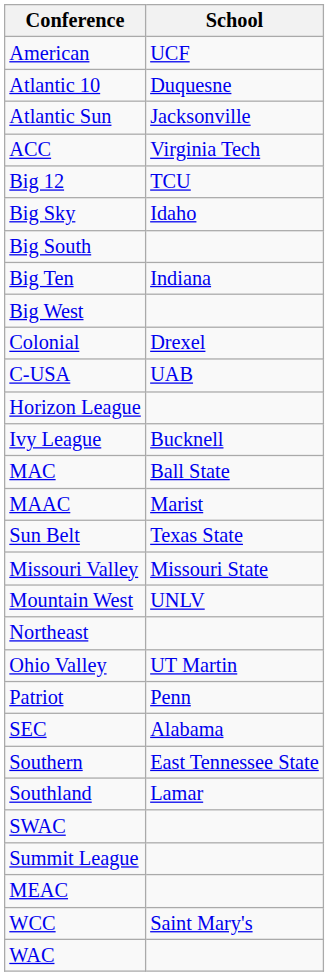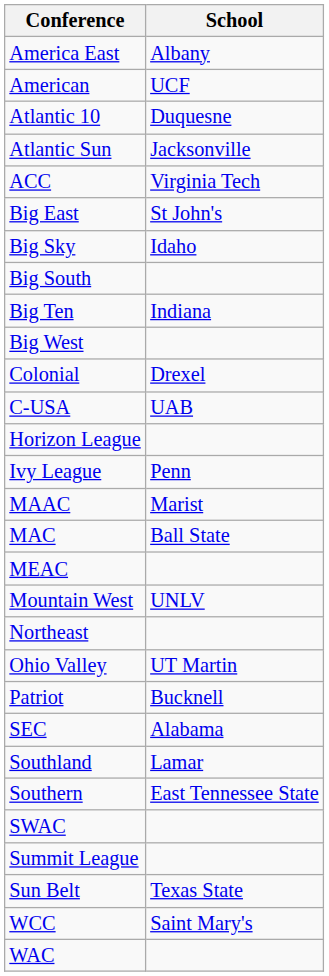+ row: (64, 52)
- row: (37, 181)
+ row: (44, 213)
(187, 439) Bucknell -> (170, 471) Penn
rows swapped: (40, 504) <-> (32, 471)
rows swapped: (39, 890) <-> (45, 536)
- row: (74, 568)
(170, 697) Penn -> (187, 697) Bucknell
rows swapped: (46, 761) <-> (51, 794)
